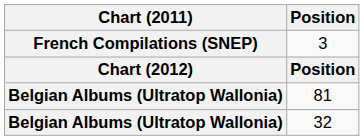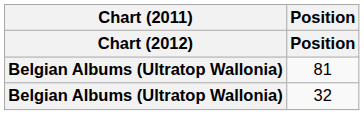- row: (323, 43)
